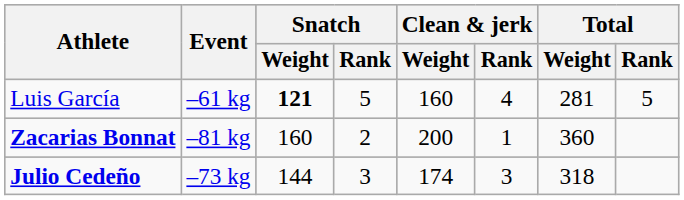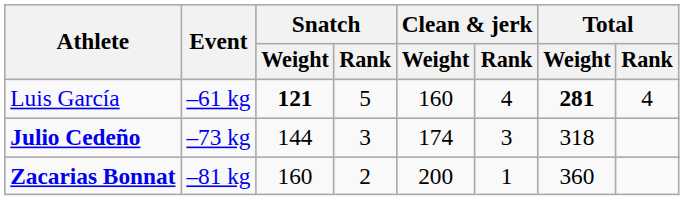(577, 99) normal -> (577, 99) bold
(647, 99) 5 -> (647, 99) 4
rows swapped: (75, 175) <-> (93, 137)
